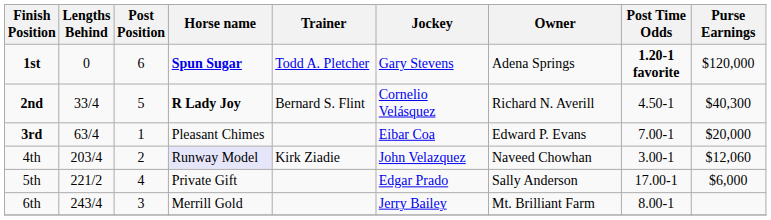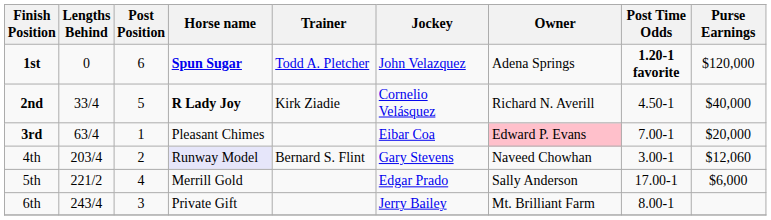(416, 64) Gary Stevens -> (422, 64) John Velazquez
(320, 103) Bernard S. Flint -> (308, 103) Kirk Ziadie
(728, 103) $40,300 -> (728, 103) $40,000
(539, 134) no background -> (539, 134) pink background
(308, 158) Kirk Ziadie -> (320, 158) Bernard S. Flint
(422, 158) John Velazquez -> (416, 158) Gary Stevens
(204, 181) Private Gift -> (207, 181) Merrill Gold
(207, 204) Merrill Gold -> (204, 204) Private Gift
